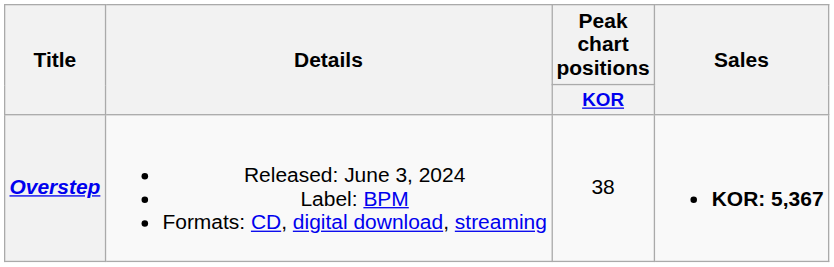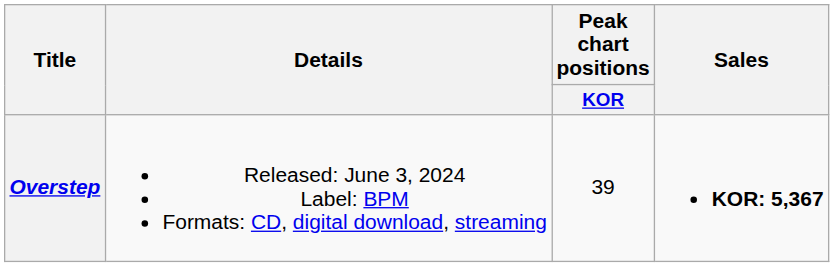(603, 187) 38 -> (603, 187) 39
